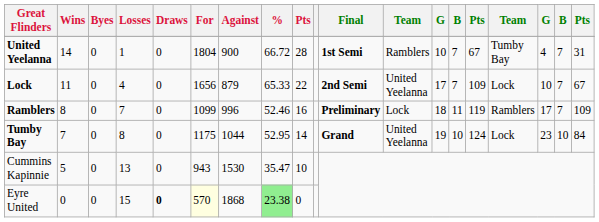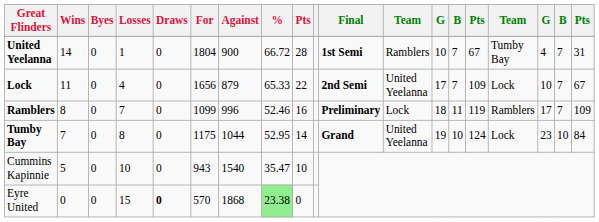(125, 168) 13 -> (125, 168) 10
(233, 168) 1530 -> (233, 168) 1540
(202, 200) lightyellow background -> (202, 200) no background
